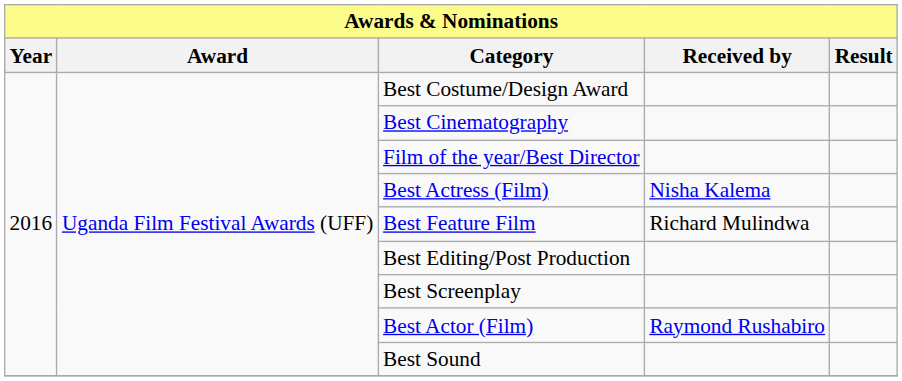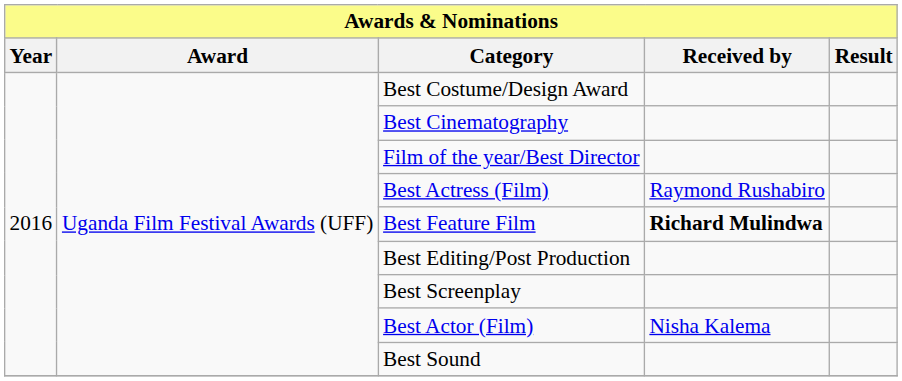(710, 190) Nisha Kalema -> (737, 190) Raymond Rushabiro
(729, 223) normal -> (736, 223) bold
(737, 325) Raymond Rushabiro -> (710, 325) Nisha Kalema
